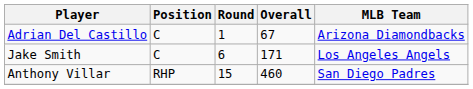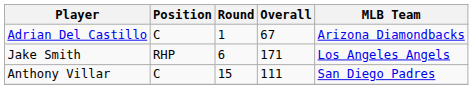(157, 54) C -> (164, 54) RHP
(164, 74) RHP -> (157, 74) C
(271, 74) 460 -> (271, 74) 111
